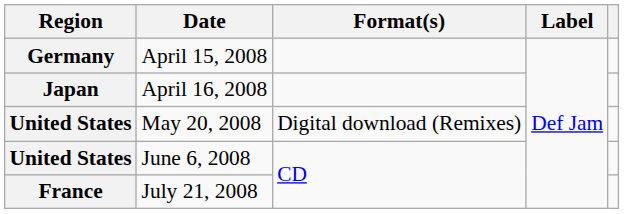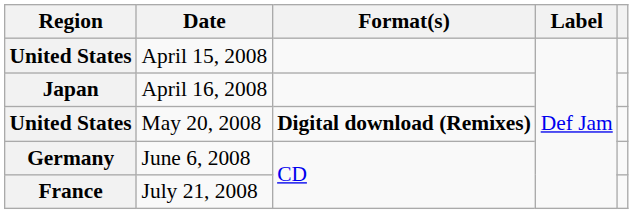(71, 55) Germany -> (71, 55) United States
(399, 123) normal -> (404, 123) bold
(71, 157) United States -> (71, 157) Germany
